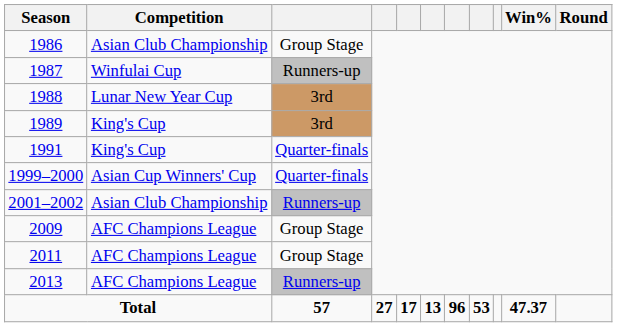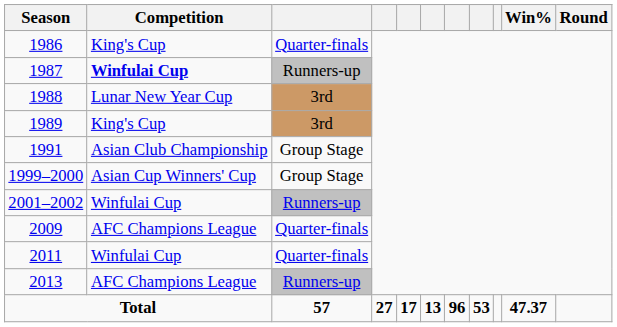(179, 44) Asian Club Championship -> (128, 44) King's Cup
(322, 44) Group Stage -> (322, 44) Quarter-finals
(136, 70) normal -> (140, 70) bold
(128, 149) King's Cup -> (179, 149) Asian Club Championship
(322, 149) Quarter-finals -> (322, 149) Group Stage
(322, 176) Quarter-finals -> (322, 176) Group Stage
(179, 202) Asian Club Championship -> (136, 202) Winfulai Cup
(322, 228) Group Stage -> (322, 228) Quarter-finals
(174, 255) AFC Champions League -> (136, 255) Winfulai Cup
(322, 255) Group Stage -> (322, 255) Quarter-finals
